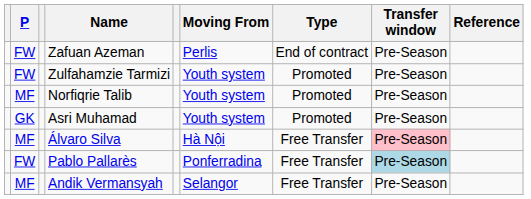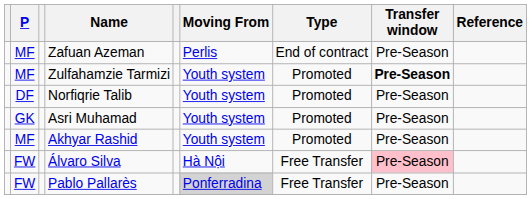(25, 52) FW -> (25, 52) MF
(25, 74) FW -> (25, 74) MF
(411, 74) normal -> (412, 74) bold
(25, 96) MF -> (25, 96) DF
+ row: (93, 140)
(25, 140) MF -> (25, 161) FW
(222, 161) no background -> (222, 183) lightgrey background
(411, 161) lightblue background -> (412, 183) no background
- row: (105, 183)
